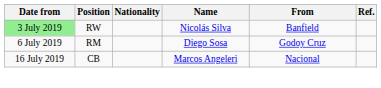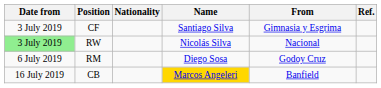+ row: (94, 28)
(302, 28) Banfield -> (302, 44) Nacional
(206, 59) no background -> (206, 75) gold background
(302, 59) Nacional -> (302, 75) Banfield
